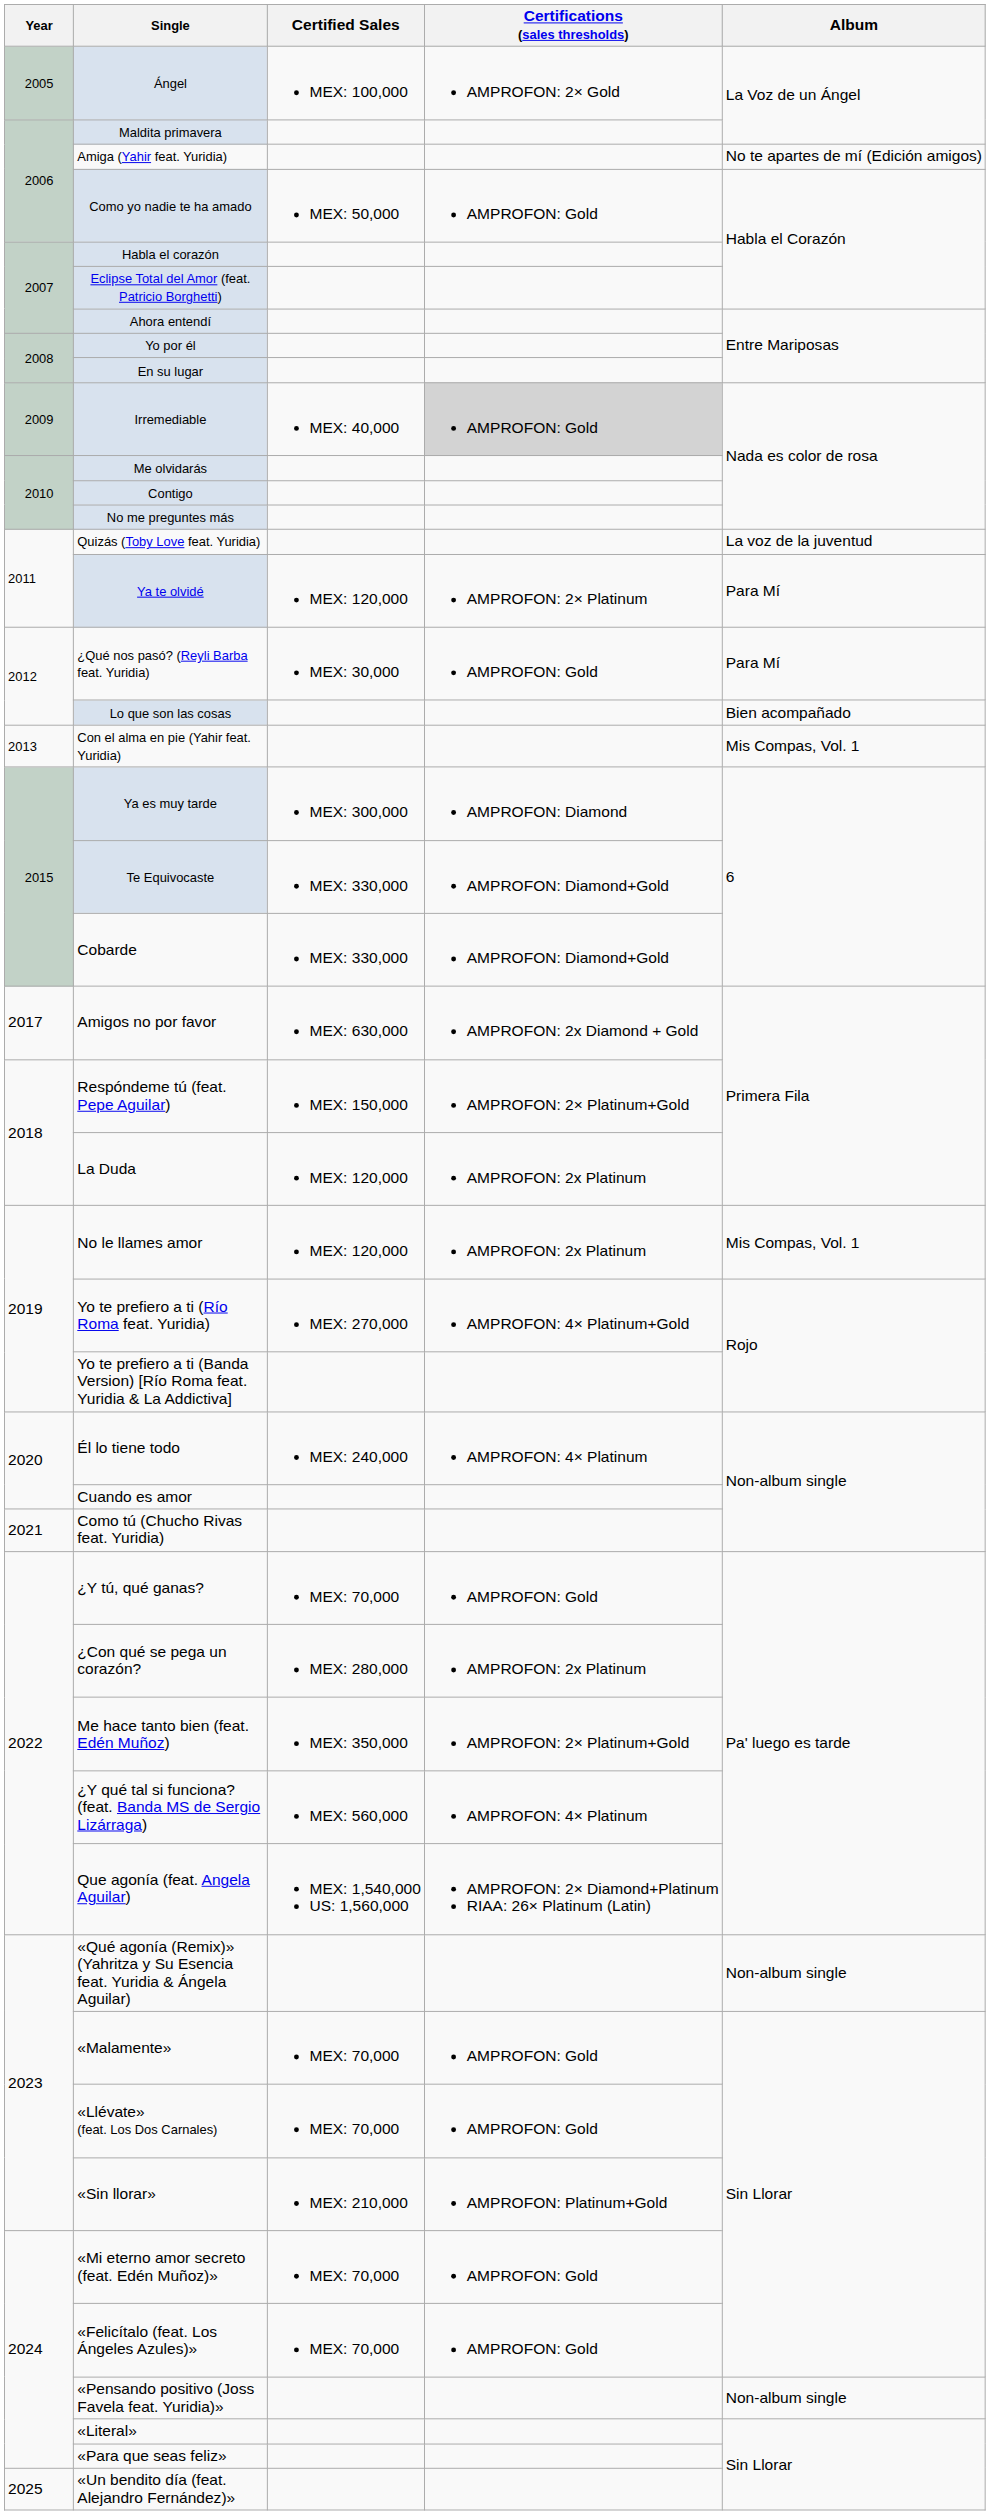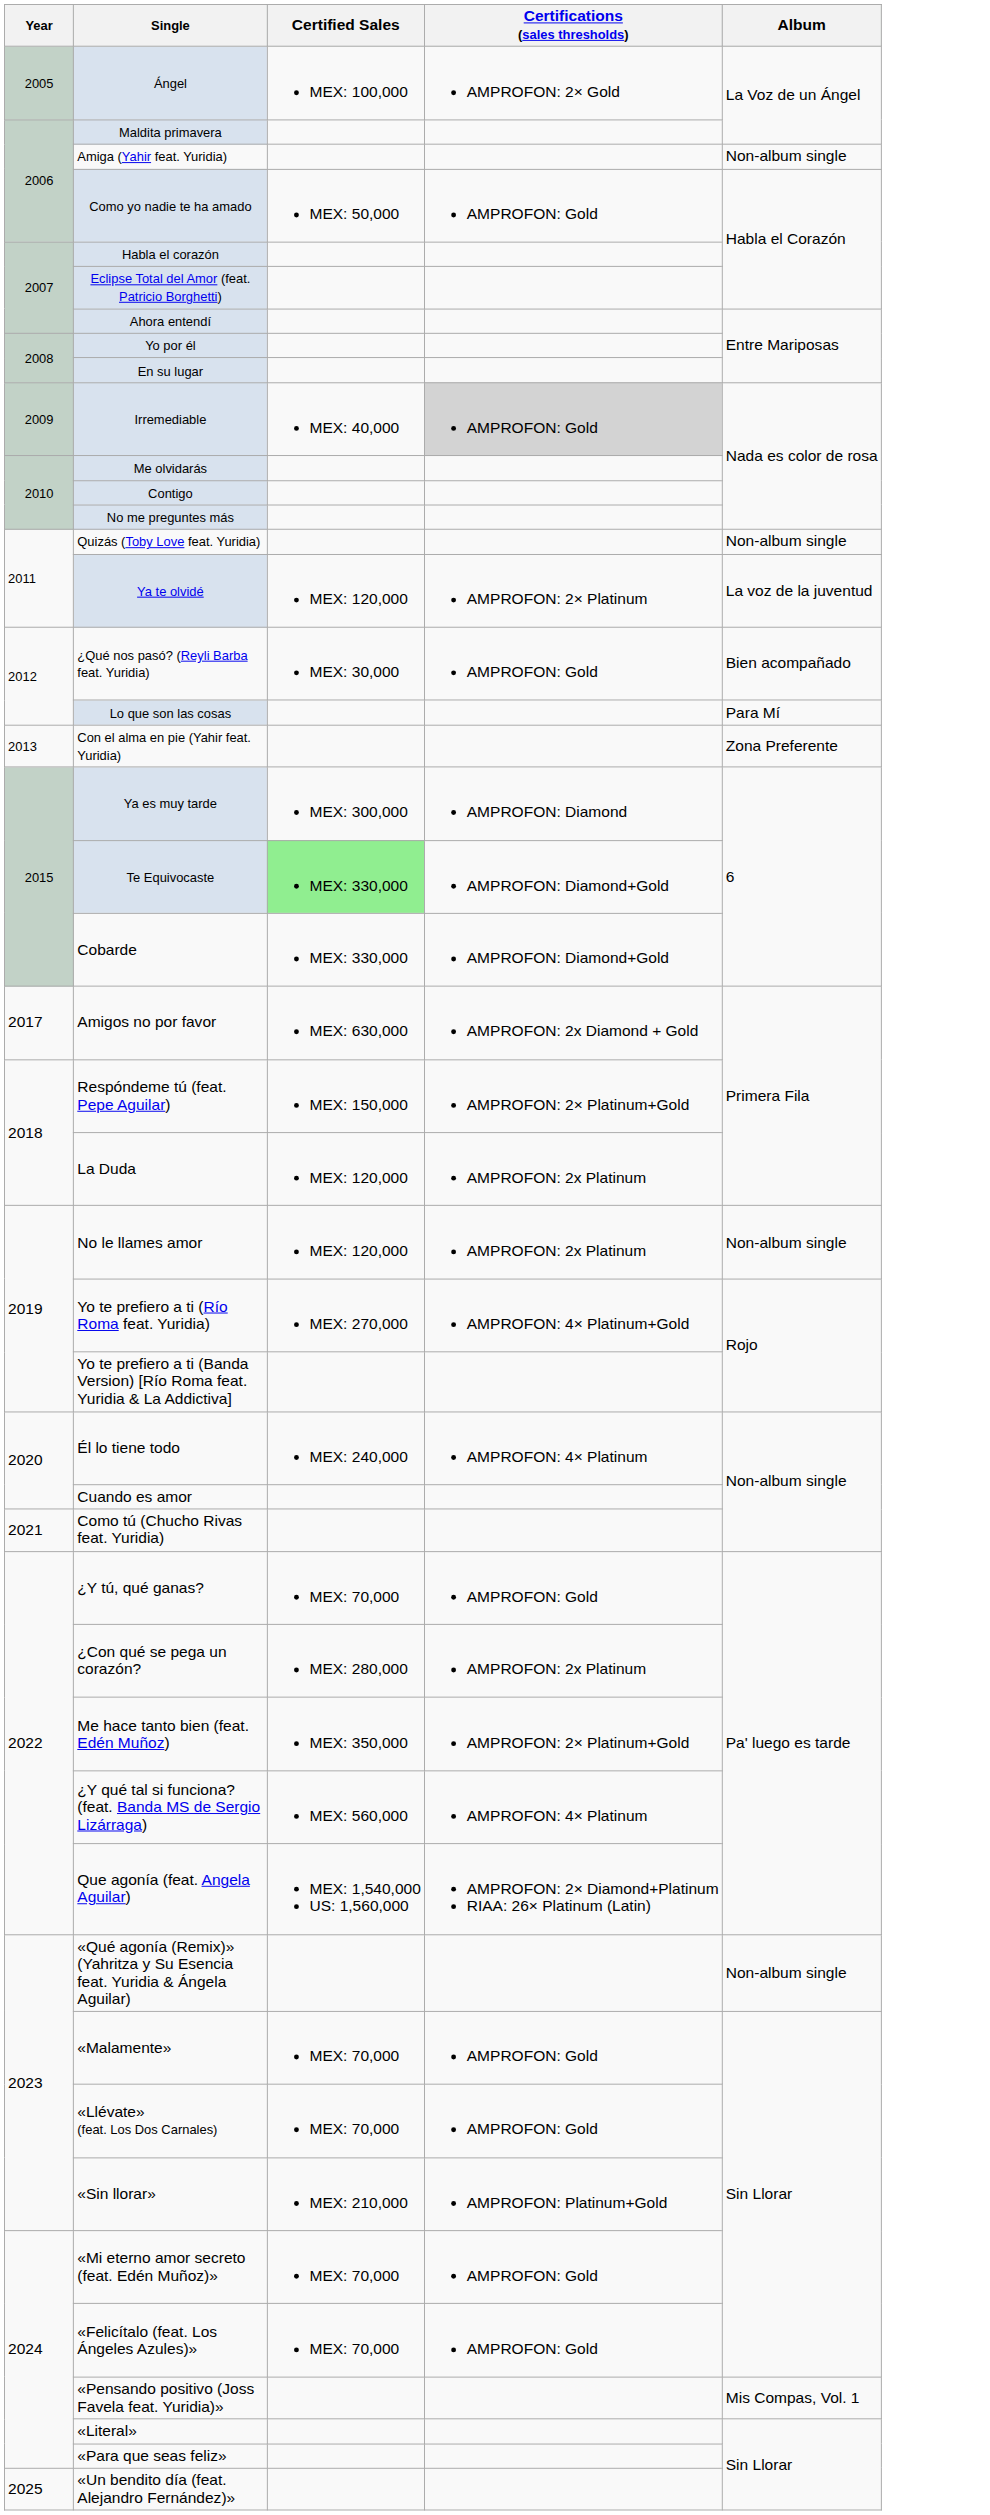(854, 156) No te apartes de mí (Edición amigos) -> (786, 156) Non-album single
(799, 541) La voz de la juventud -> (786, 541) Non-album single
(753, 590) Para Mí -> (799, 590) La voz de la juventud
(753, 663) Para Mí -> (788, 663) Bien acompañado
(788, 712) Bien acompañado -> (753, 712) Para Mí
(793, 746) Mis Compas, Vol. 1 -> (782, 746) Zona Preferente
(346, 885) no background -> (346, 885) lightgreen background
(793, 1242) Mis Compas, Vol. 1 -> (786, 1242) Non-album single
(786, 2397) Non-album single -> (793, 2397) Mis Compas, Vol. 1
